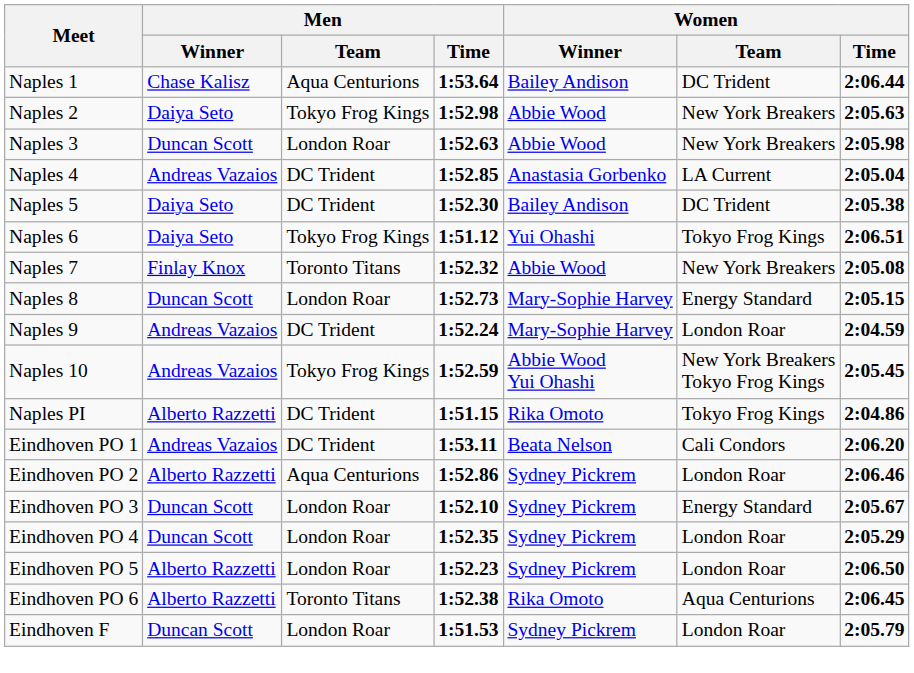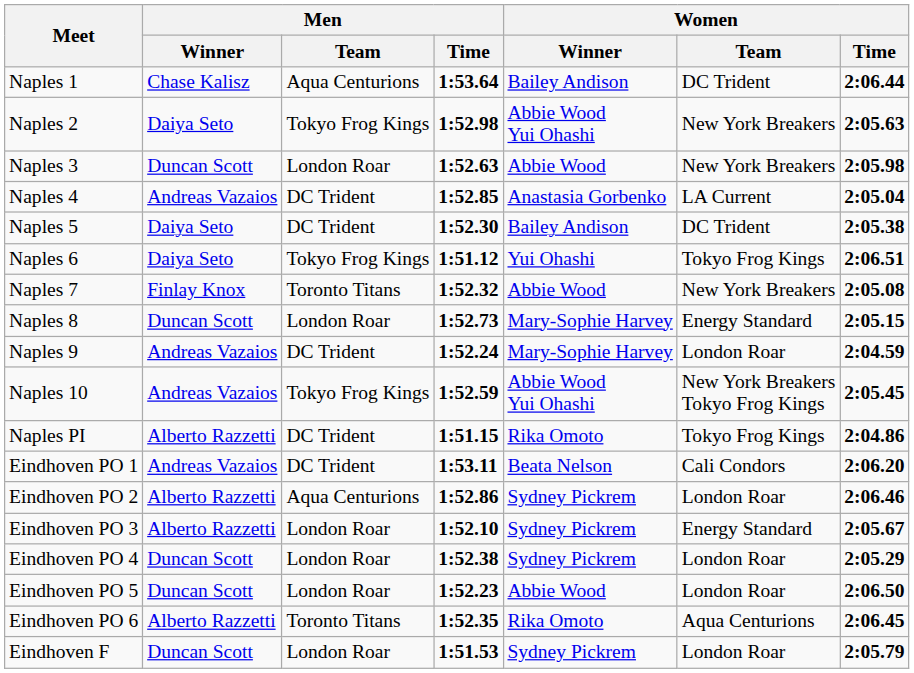(557, 112) Abbie Wood -> (557, 123) Abbie Wood Yui Ohashi
(200, 506) Duncan Scott -> (211, 528) Alberto Razzetti
(468, 537) 1:52.35 -> (468, 559) 1:52.38
(211, 568) Alberto Razzetti -> (200, 590) Duncan Scott
(572, 568) Sydney Pickrem -> (557, 590) Abbie Wood
(468, 599) 1:52.38 -> (468, 621) 1:52.35
